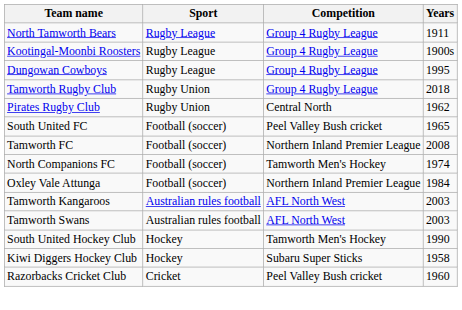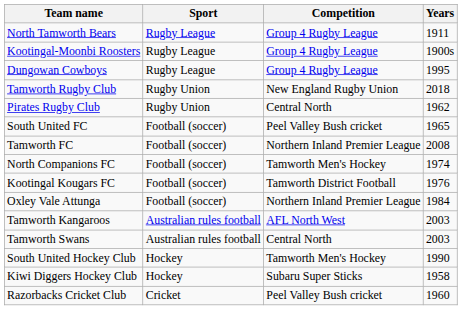(322, 88) Group 4 Rugby League -> (332, 88) New England Rugby Union
+ row: (61, 182)
(306, 220) AFL North West -> (299, 239) Central North
